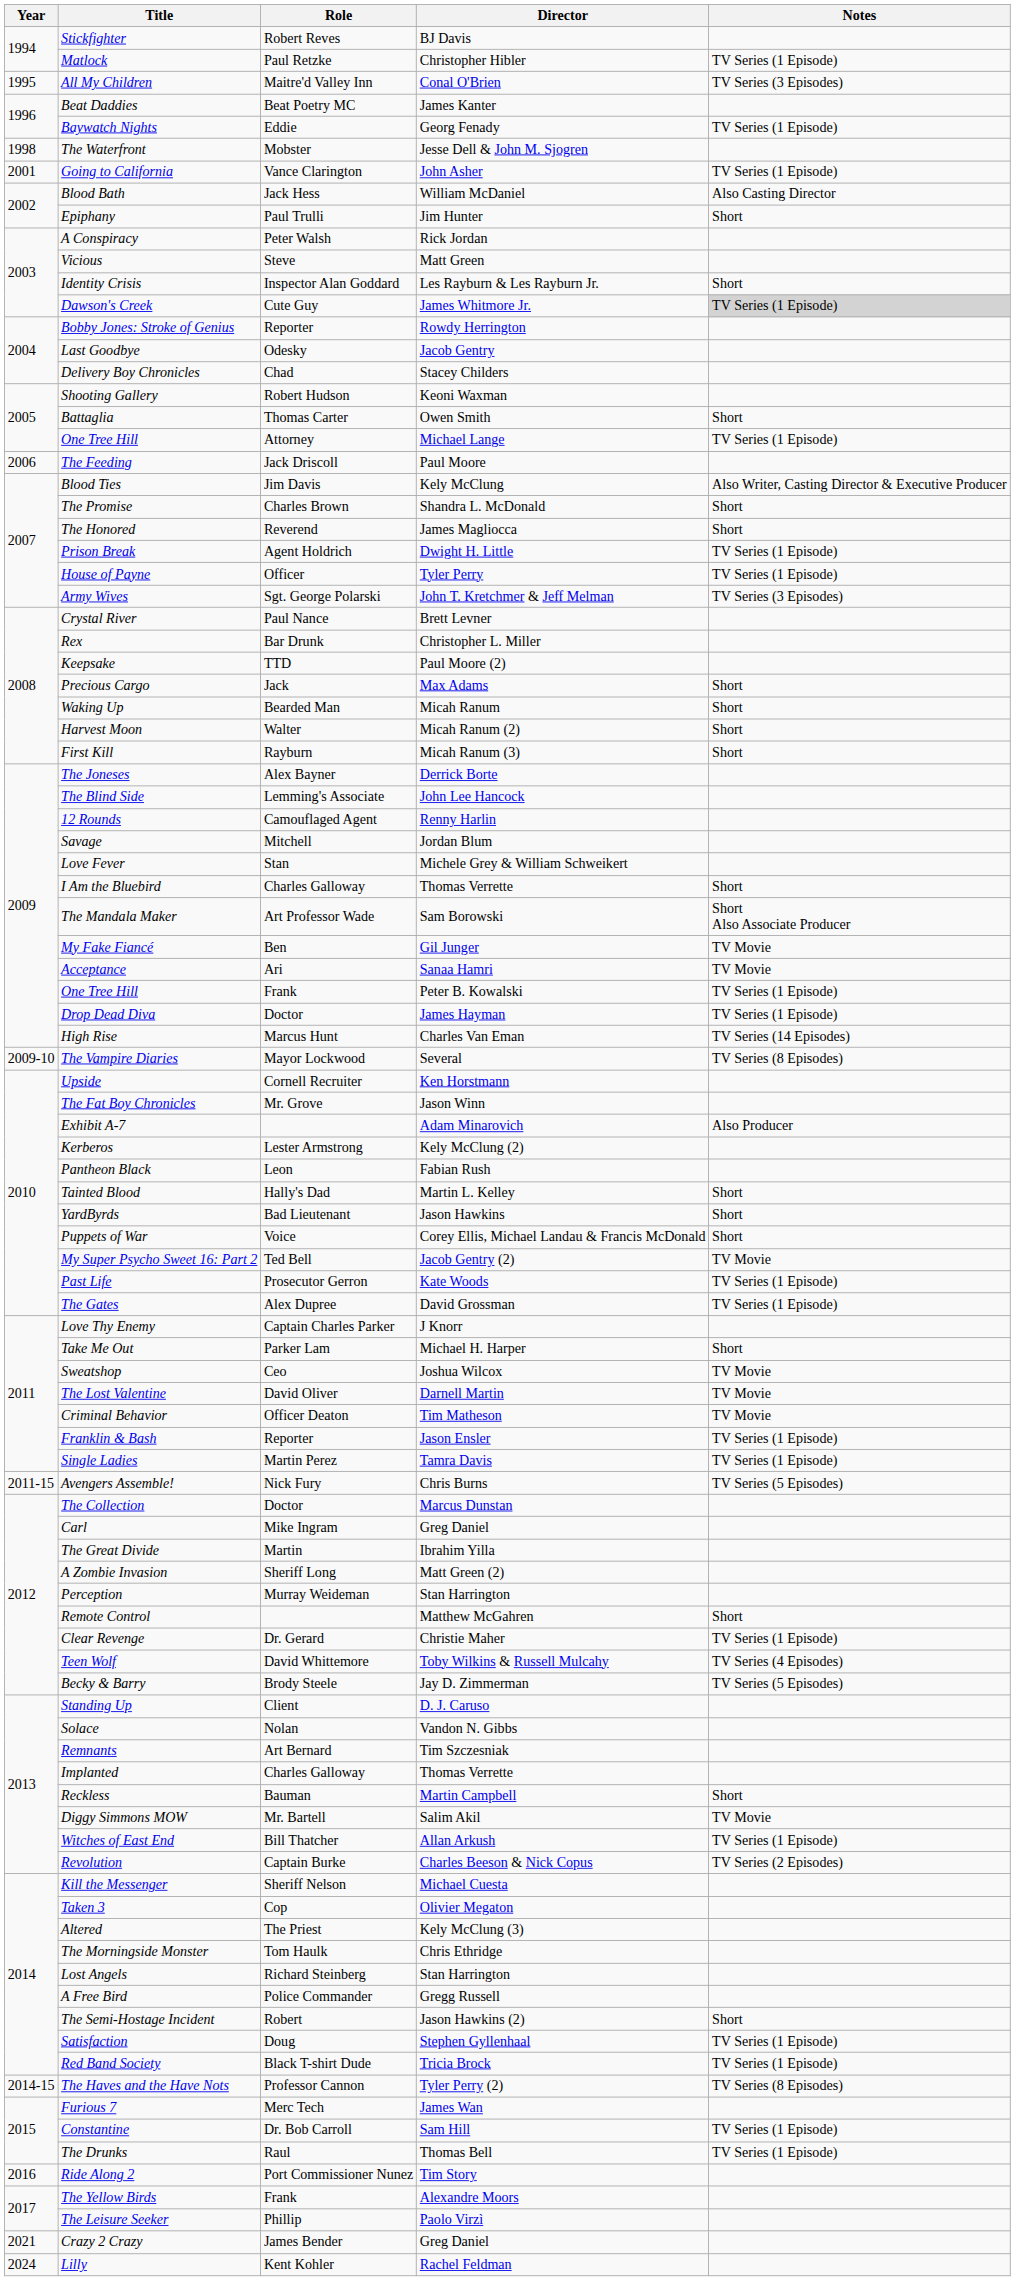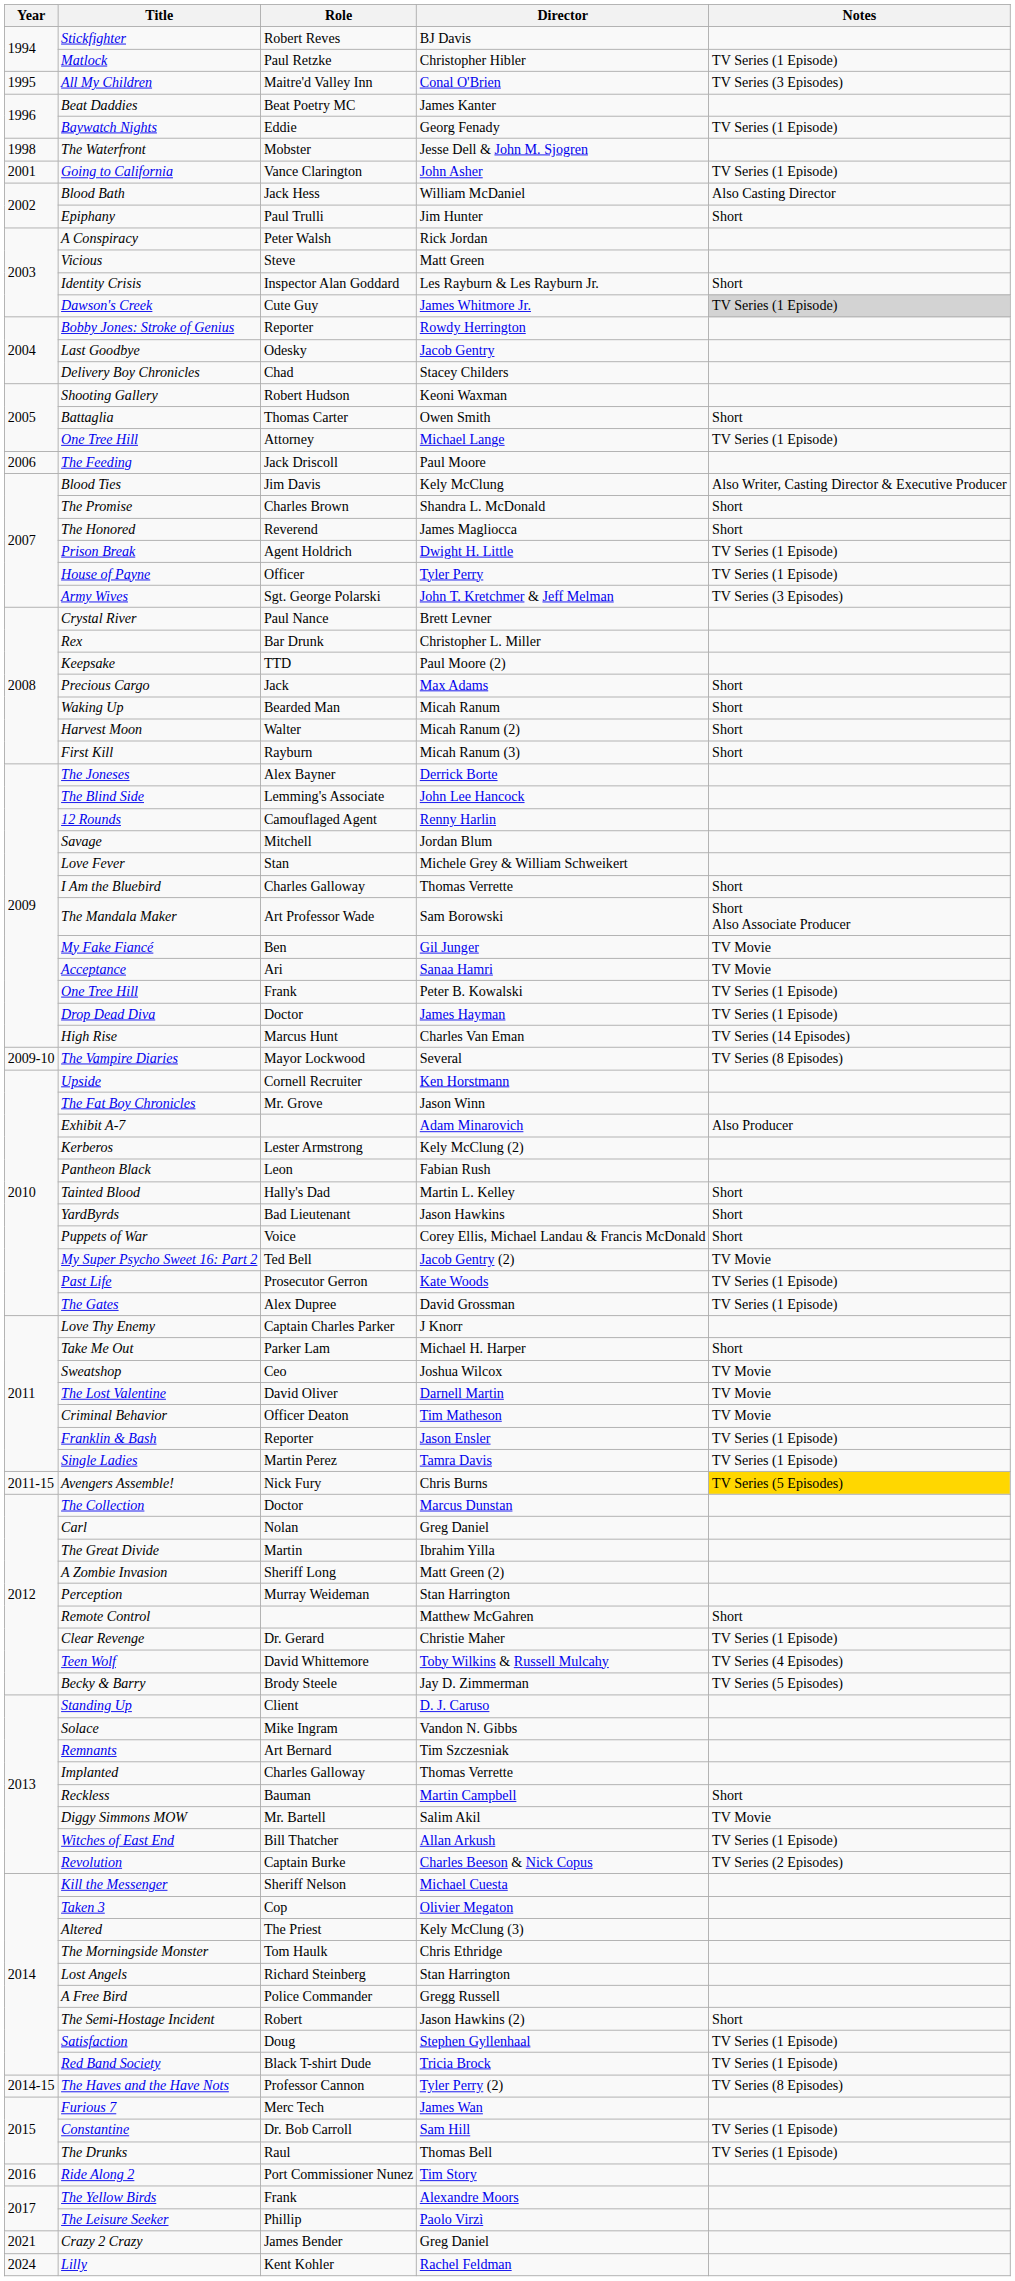(777, 1482) no background -> (777, 1482) gold background
(301, 1527) Mike Ingram -> (281, 1527) Nolan
(281, 1728) Nolan -> (301, 1728) Mike Ingram
